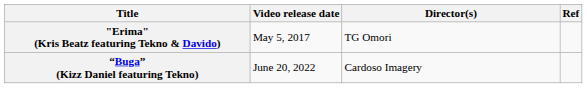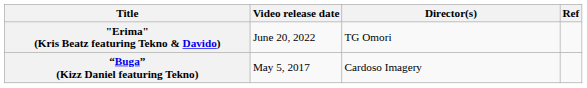(281, 37) May 5, 2017 -> (284, 37) June 20, 2022
(284, 67) June 20, 2022 -> (281, 67) May 5, 2017
